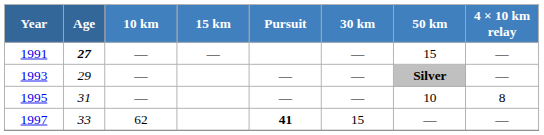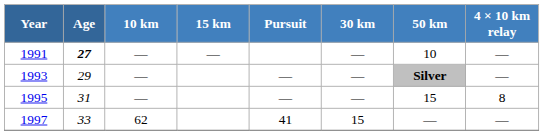(430, 53) 15 -> (430, 53) 10
(430, 97) 10 -> (430, 97) 15
(285, 119) bold -> (285, 119) normal
